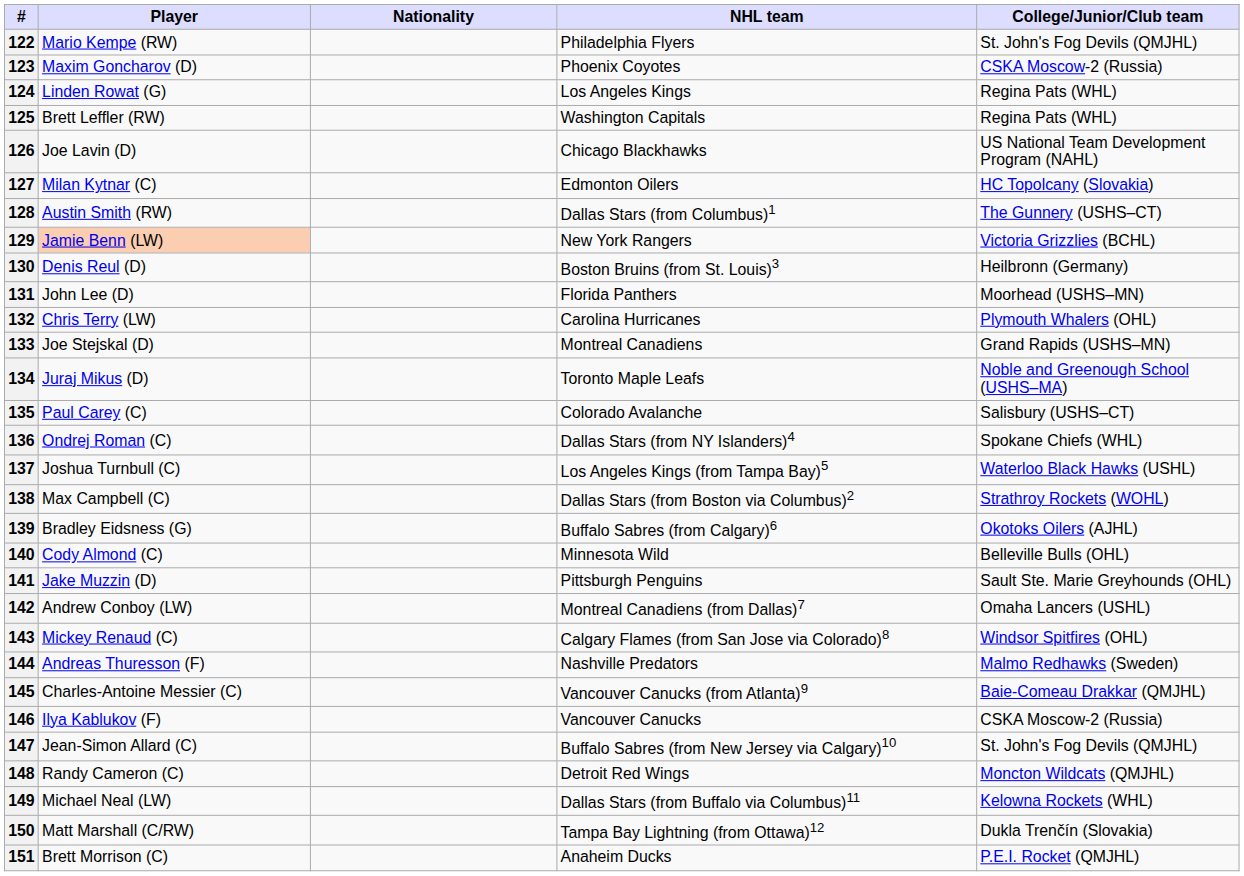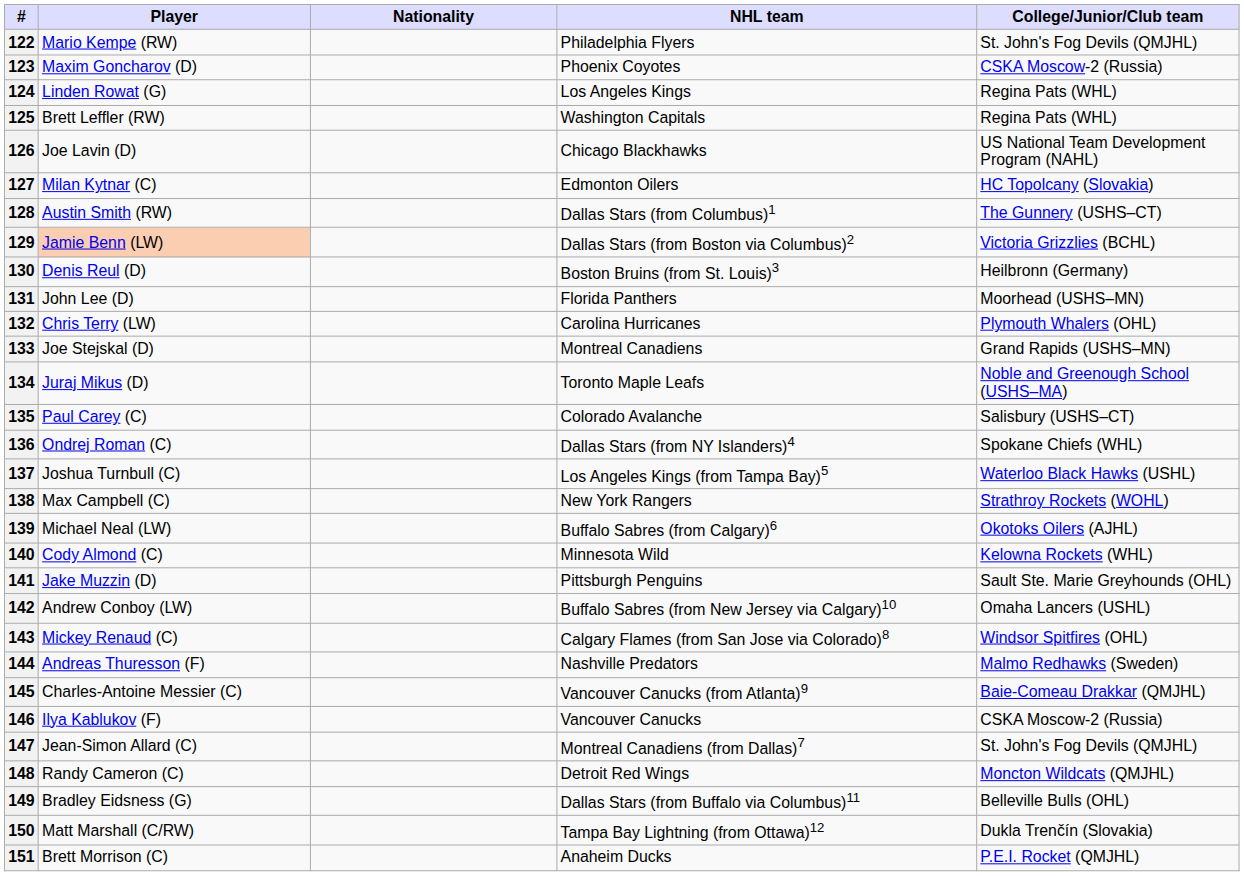(626, 240) New York Rangers -> (707, 242) Dallas Stars (from Boston via Columbus)2
(707, 499) Dallas Stars (from Boston via Columbus)2 -> (626, 501) New York Rangers
(117, 528) Bradley Eidsness (G) -> (107, 528) Michael Neal (LW)
(1055, 555) Belleville Bulls (OHL) -> (1067, 555) Kelowna Rockets (WHL)
(683, 608) Montreal Canadiens (from Dallas)7 -> (728, 608) Buffalo Sabres (from New Jersey via Calgary)10
(728, 746) Buffalo Sabres (from New Jersey via Calgary)10 -> (683, 746) Montreal Canadiens (from Dallas)7
(107, 801) Michael Neal (LW) -> (117, 801) Bradley Eidsness (G)
(1067, 801) Kelowna Rockets (WHL) -> (1055, 801) Belleville Bulls (OHL)
